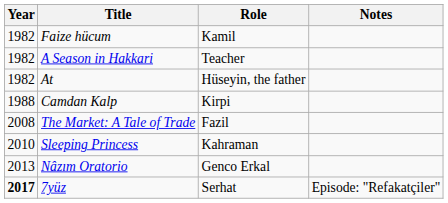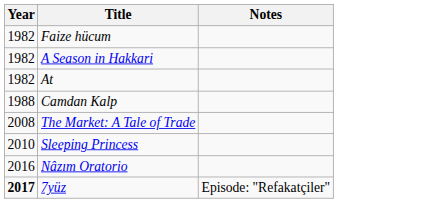- column: (253, 15)
(21, 166) 2013 -> (21, 166) 2016
